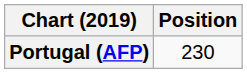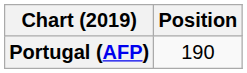(198, 52) 230 -> (198, 52) 190
